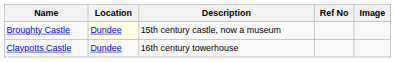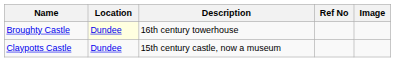(211, 31) 15th century castle, now a museum -> (190, 31) 16th century towerhouse
(190, 48) 16th century towerhouse -> (211, 48) 15th century castle, now a museum
